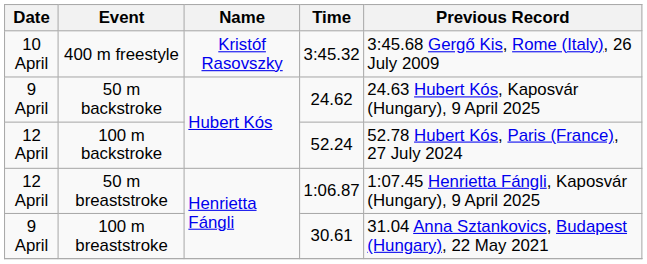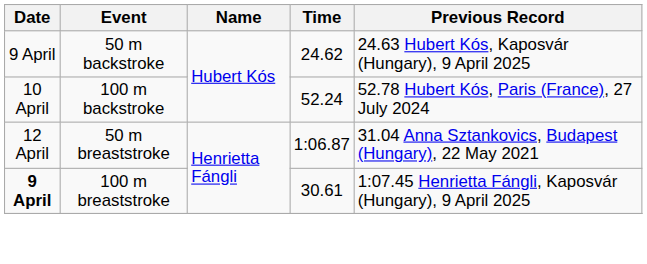- row: (122, 53)
(32, 145) 12 April -> (32, 99) 10 April
(497, 190) 1:07.45 Henrietta Fángli, Kaposvár (Hungary), 9 April 2025 -> (487, 145) 31.04 Anna Sztankovics, Budapest (Hungary), 22 May 2021
(32, 236) normal -> (32, 190) bold
(497, 236) 31.04 Anna Sztankovics, Budapest (Hungary), 22 May 2021 -> (487, 190) 1:07.45 Henrietta Fángli, Kaposvár (Hungary), 9 April 2025
